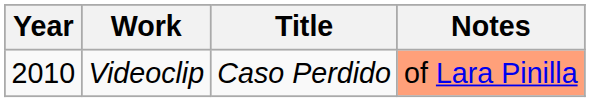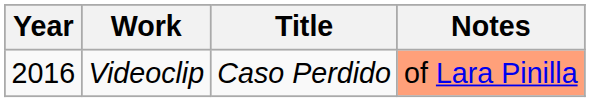(43, 72) 2010 -> (43, 72) 2016
